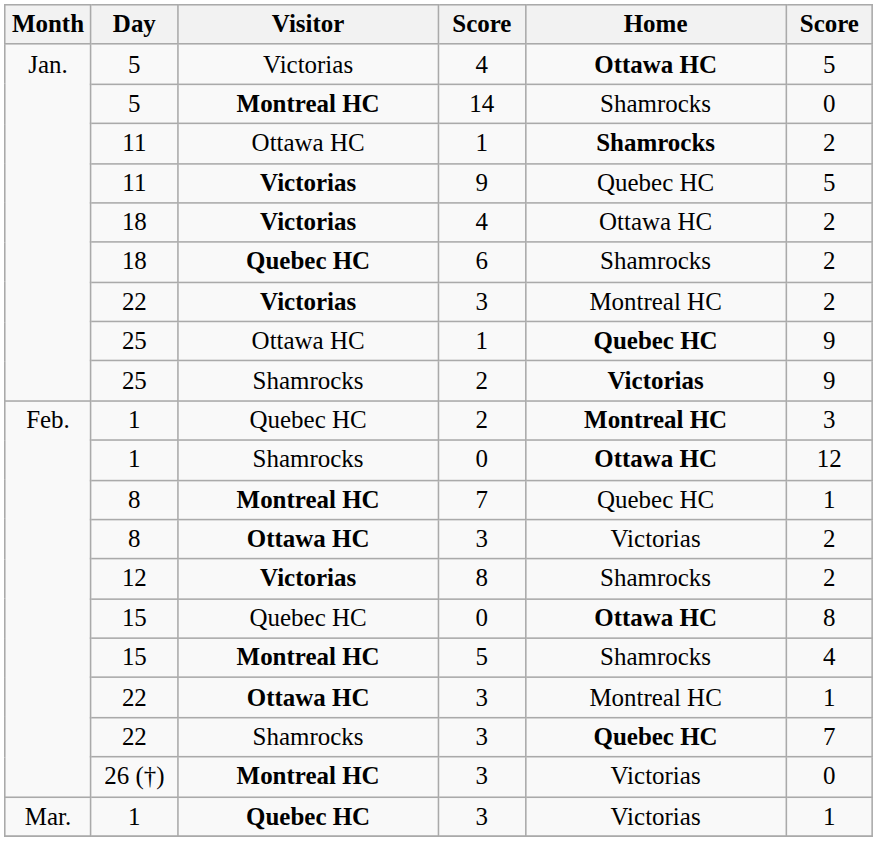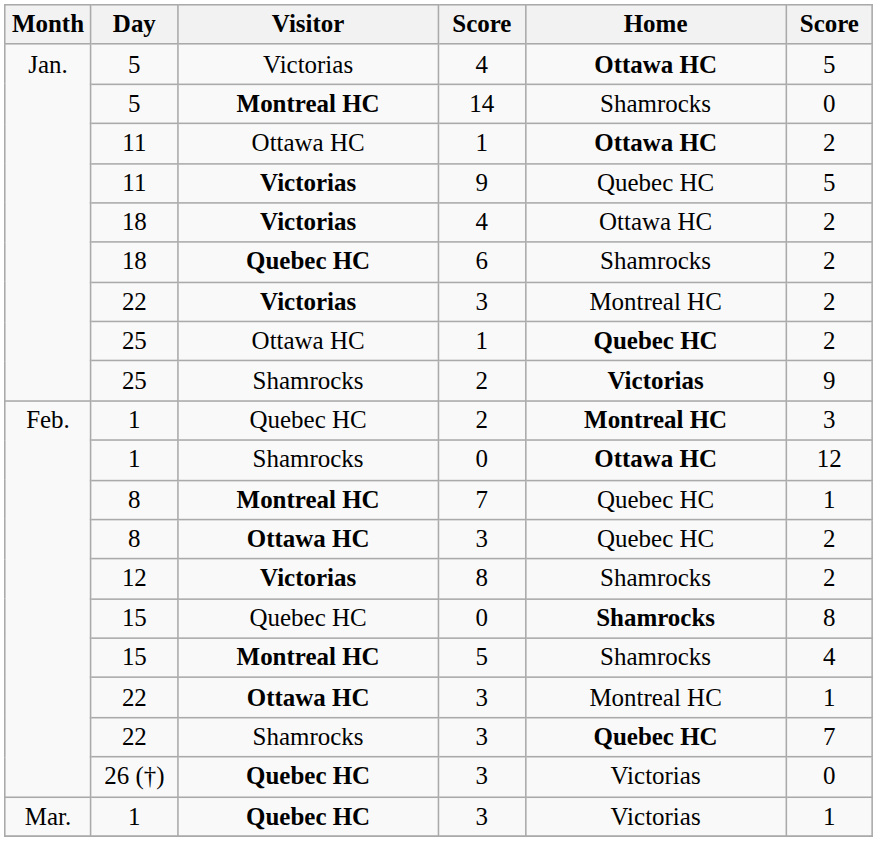(656, 143) Shamrocks -> (656, 143) Ottawa HC
(829, 340) 9 -> (829, 340) 2
(656, 538) Victorias -> (656, 538) Quebec HC
(656, 618) Ottawa HC -> (656, 618) Shamrocks
(308, 776) Montreal HC -> (308, 776) Quebec HC
